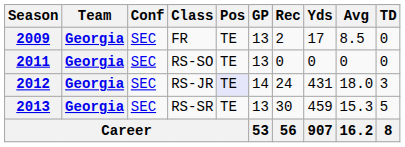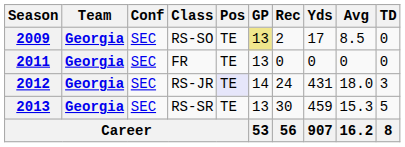(180, 39) FR -> (192, 39) RS-SO
(260, 39) no background -> (260, 39) khaki background
(192, 62) RS-SO -> (180, 62) FR
